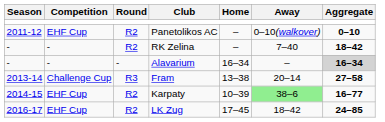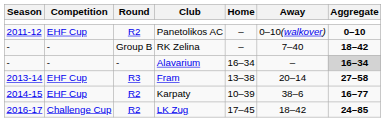(131, 47) R2 -> (134, 47) Group B
(79, 78) Challenge Cup -> (67, 78) EHF Cup
(287, 94) lightgreen background -> (292, 94) no background
(67, 109) EHF Cup -> (79, 109) Challenge Cup
